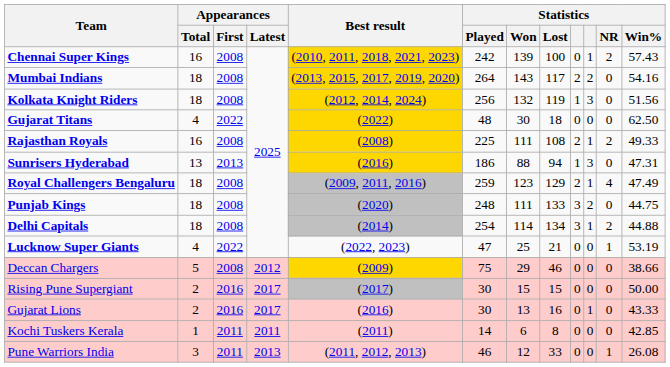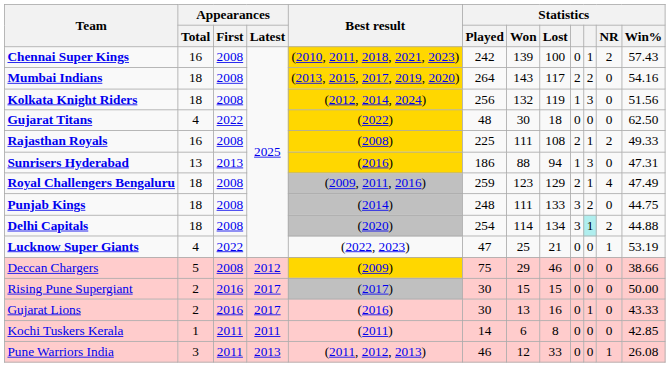(375, 204) (2020) -> (375, 204) (2014)
(375, 225) (2014) -> (375, 225) (2020)
(590, 225) no background -> (590, 225) paleturquoise background
